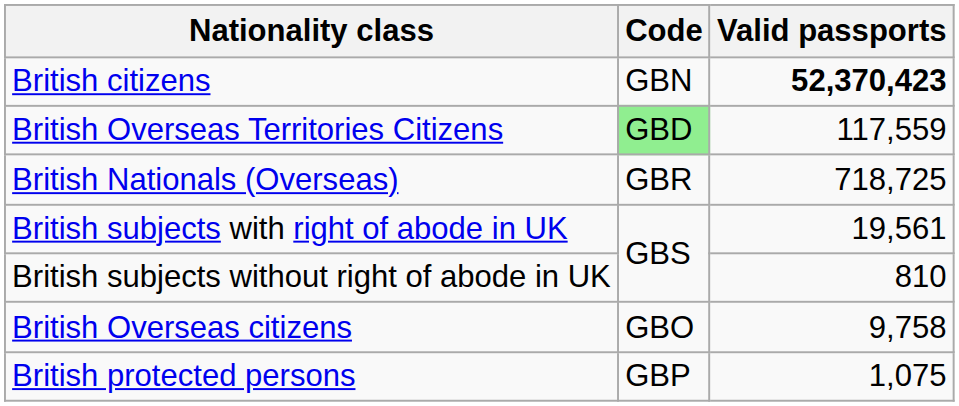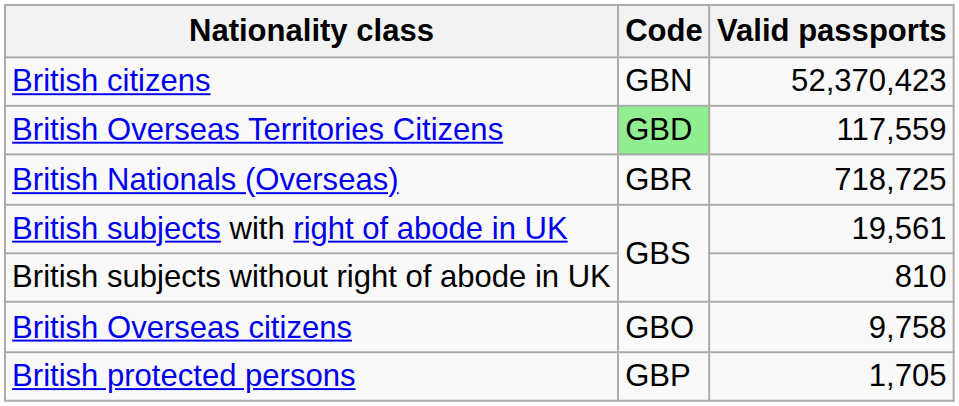(869, 80) bold -> (869, 80) normal
(908, 376) 1,075 -> (908, 376) 1,705
